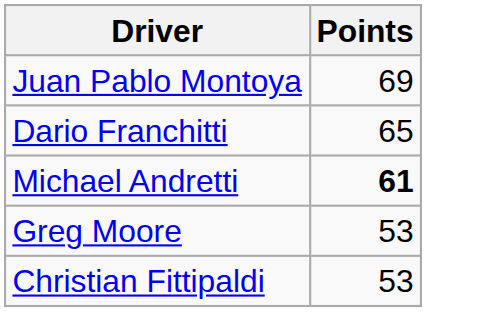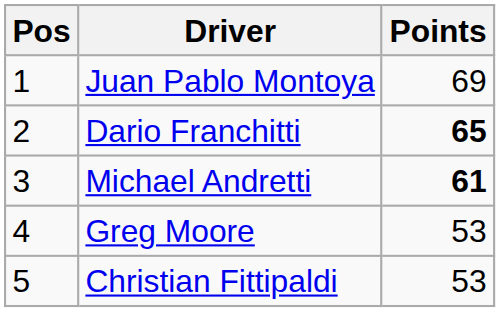+ column: (42, 30)
(396, 131) normal -> (469, 131) bold
